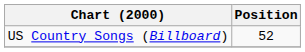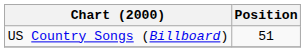(266, 37) 52 -> (266, 37) 51
